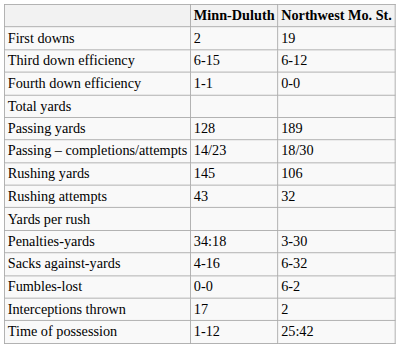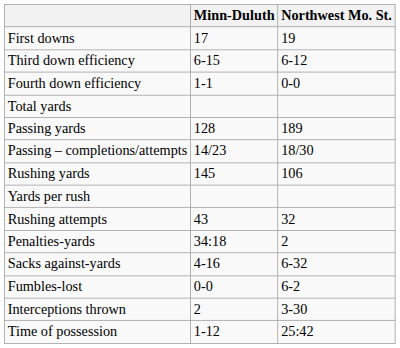(197, 38) 2 -> (201, 38) 17
rows swapped: (57, 196) <-> (49, 219)
(294, 241) 3-30 -> (285, 241) 2
(201, 309) 17 -> (197, 309) 2
(285, 309) 2 -> (294, 309) 3-30
